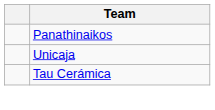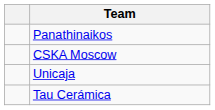+ row: (75, 54)
